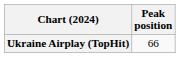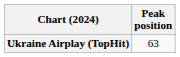(153, 43) 66 -> (153, 43) 63
